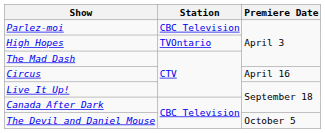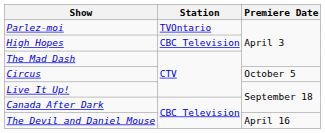(200, 28) CBC Television -> (185, 28) TVOntario
(185, 43) TVOntario -> (200, 43) CBC Television
(267, 74) April 16 -> (270, 74) October 5
(270, 120) October 5 -> (267, 120) April 16
